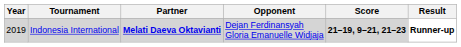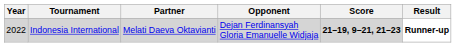(16, 30) 2019 -> (16, 30) 2022
(172, 30) bold -> (169, 30) normal
